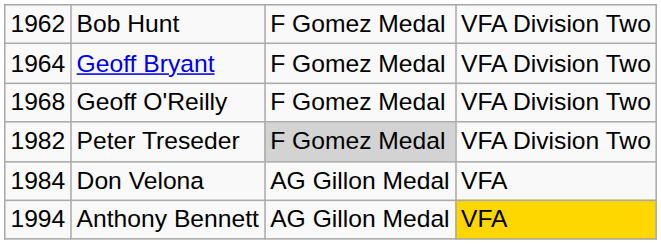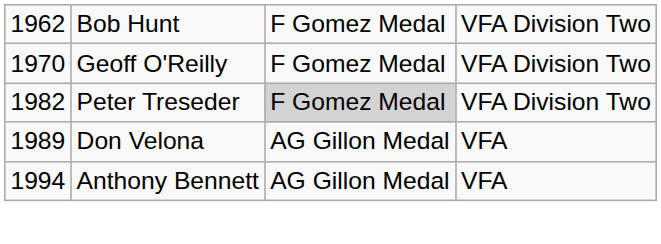- row: (146, 63)
(38, 102) 1968 -> (38, 63) 1970
(38, 180) 1984 -> (38, 141) 1989
(484, 219) gold background -> (484, 180) no background
